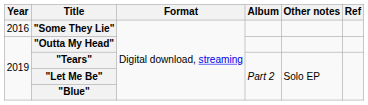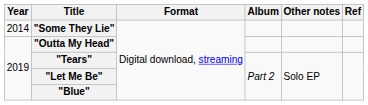(18, 28) 2016 -> (18, 28) 2014
